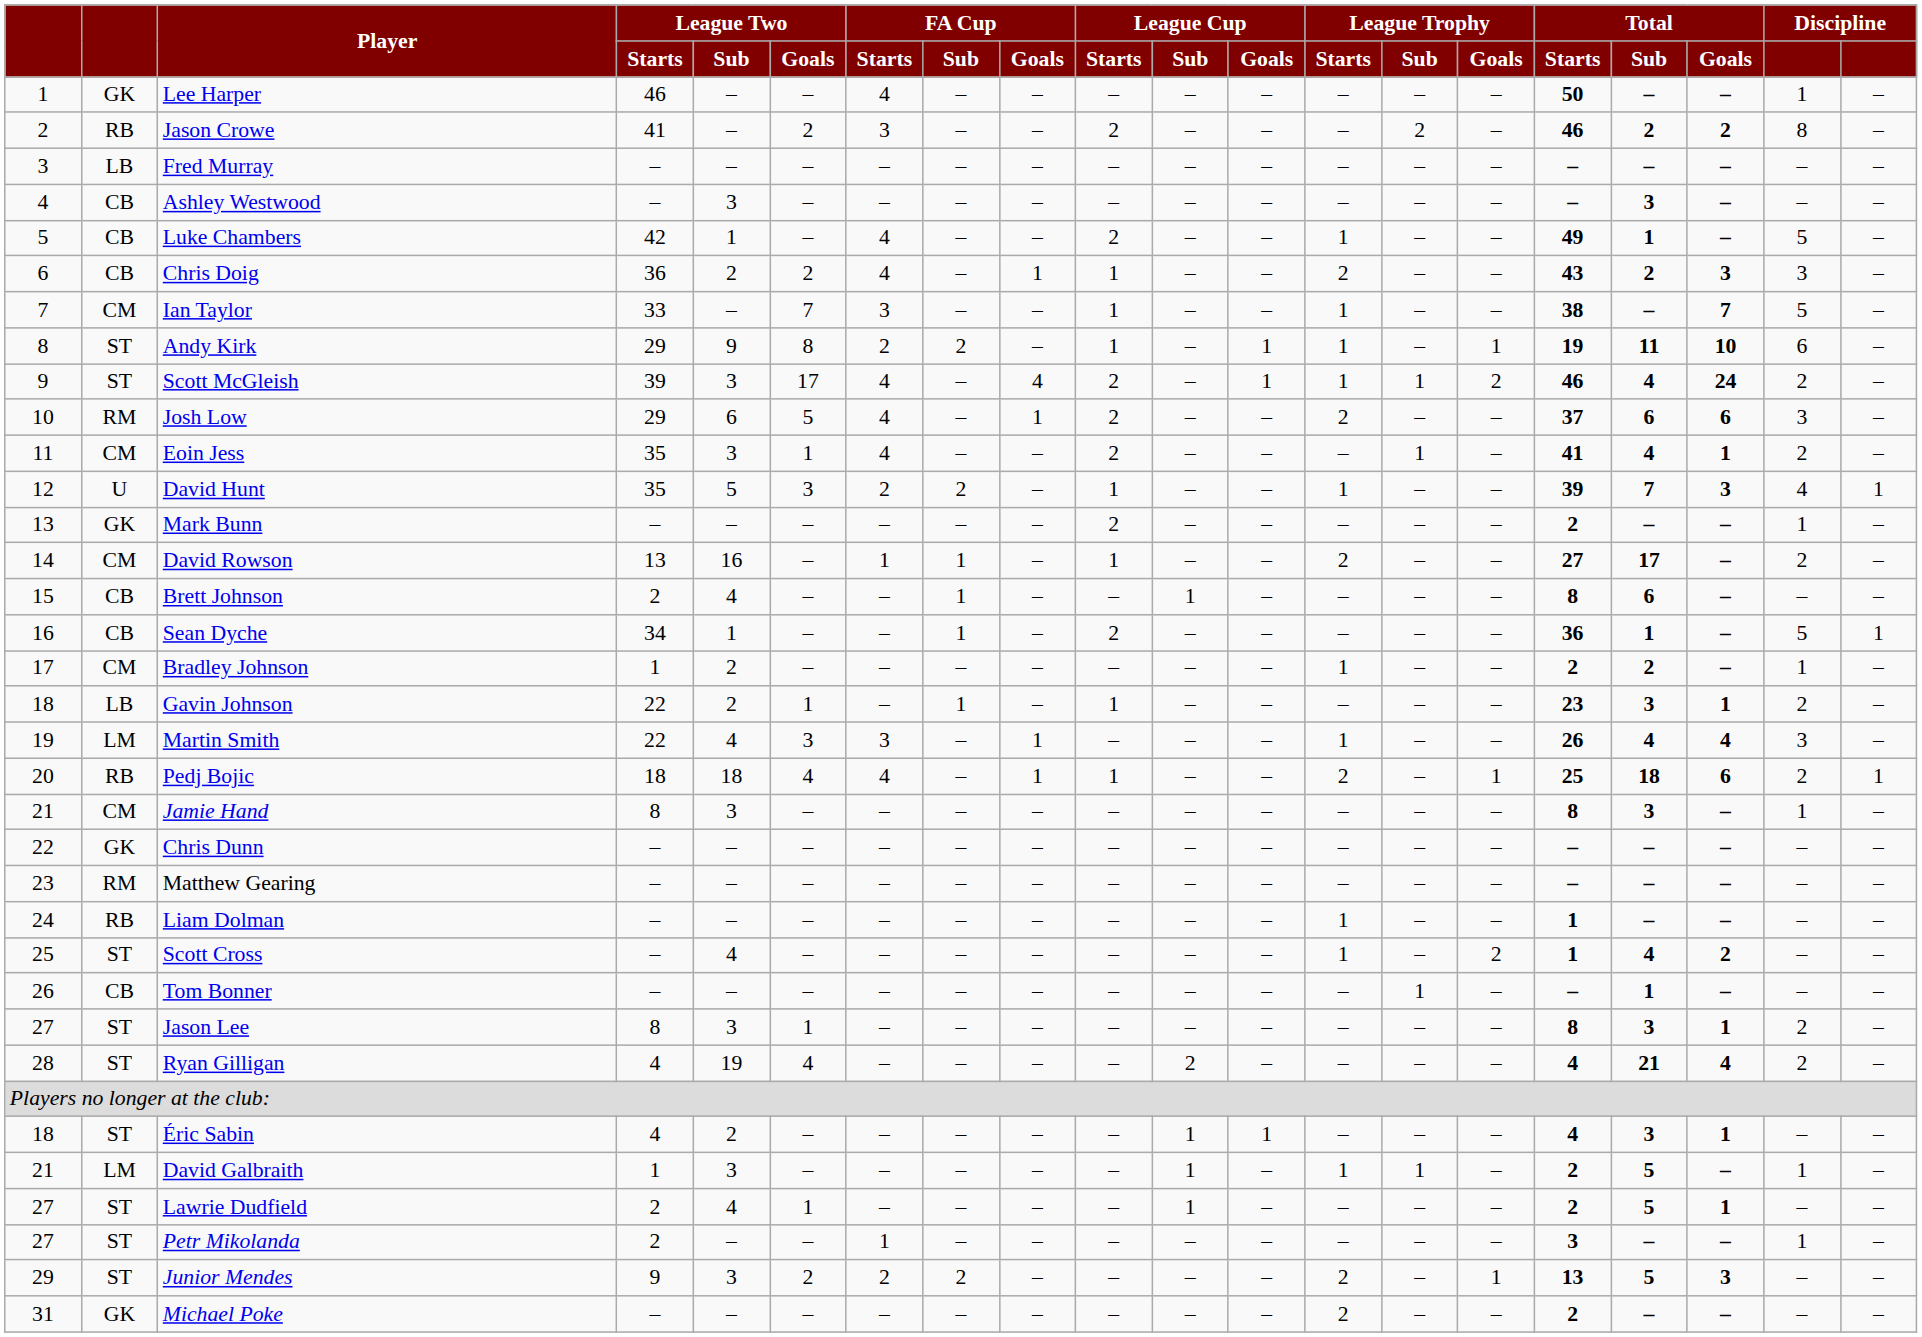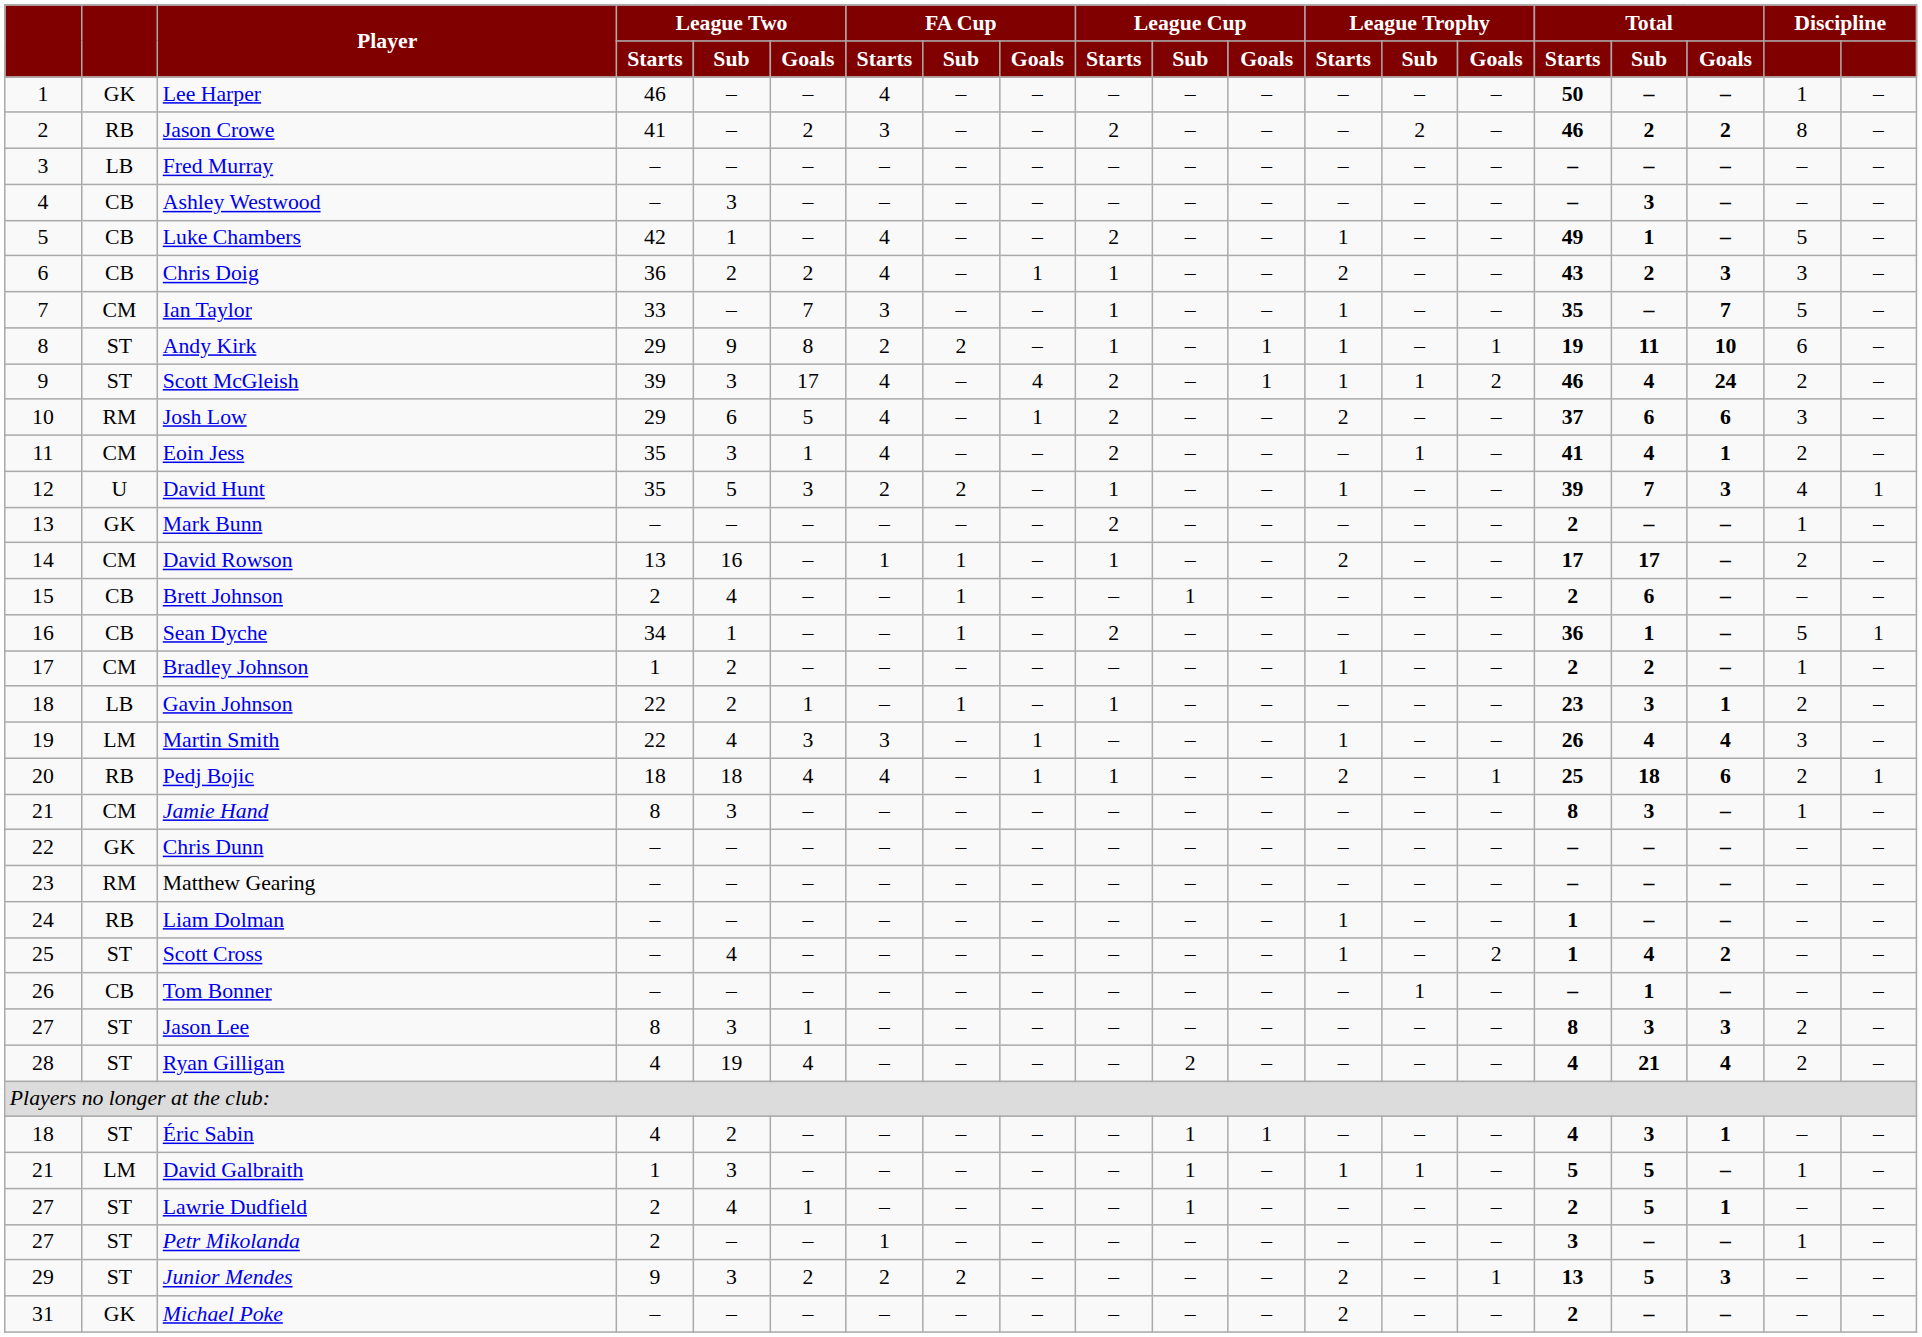(1573, 309) 38 -> (1573, 309) 35
(1573, 560) 27 -> (1573, 560) 17
(1573, 596) 8 -> (1573, 596) 2
(1726, 1026) 1 -> (1726, 1026) 3
(1573, 1170) 2 -> (1573, 1170) 5
